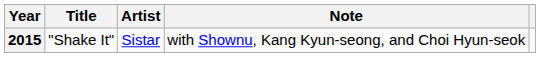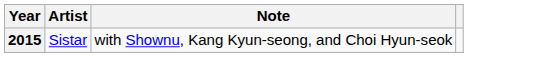- column: (81, 16)
